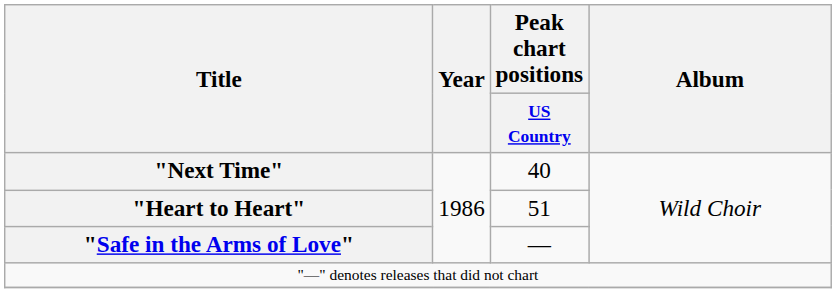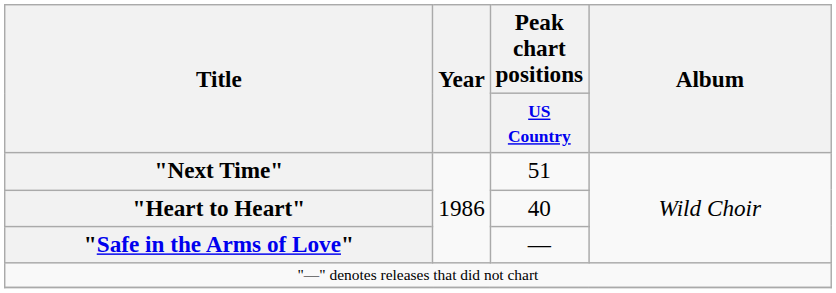(539, 170) 40 -> (539, 170) 51
(539, 207) 51 -> (539, 207) 40
